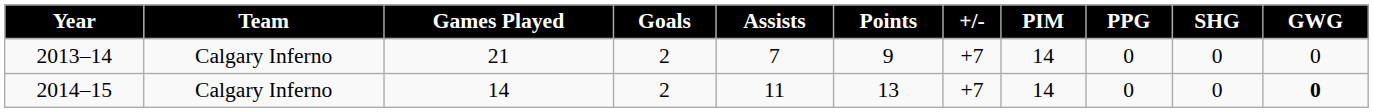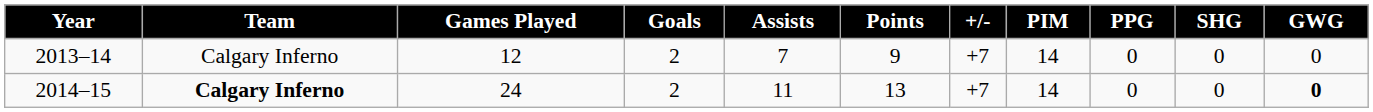(498, 55) 21 -> (511, 55) 12
(264, 90) normal -> (270, 90) bold
(498, 90) 14 -> (511, 90) 24
